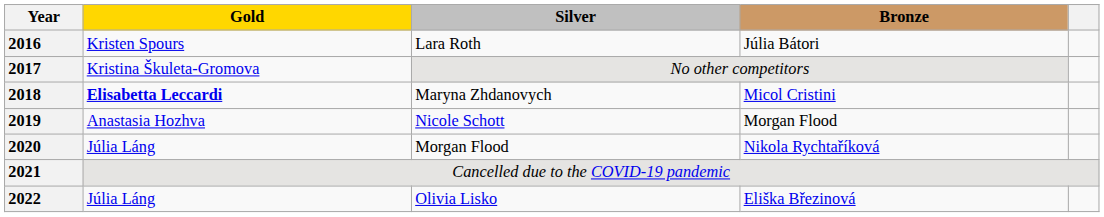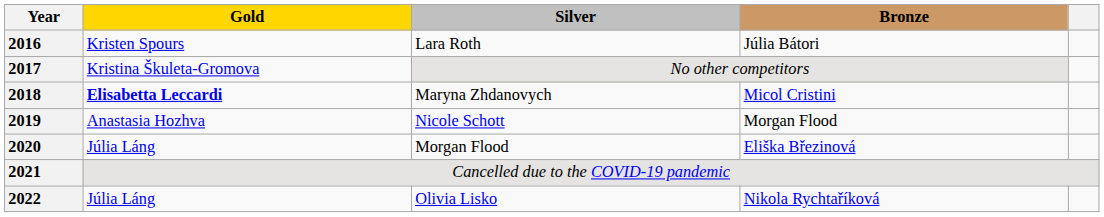(812, 146) Nikola Rychtaříková -> (800, 146) Eliška Březinová
(800, 198) Eliška Březinová -> (812, 198) Nikola Rychtaříková
